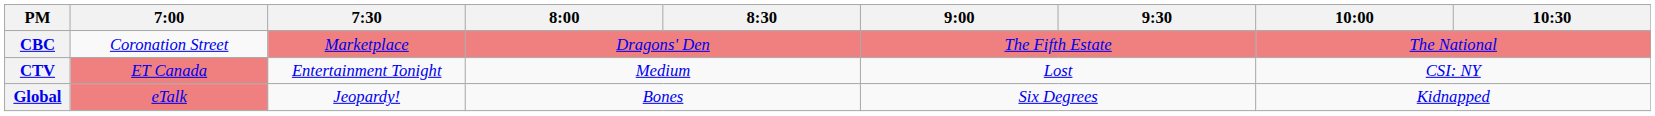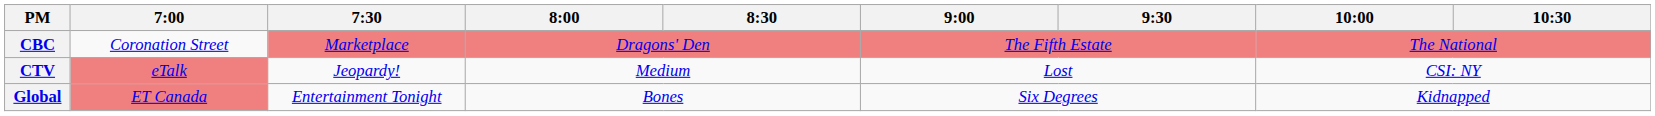(169, 70) ET Canada -> (169, 70) eTalk
(367, 70) Entertainment Tonight -> (367, 70) Jeopardy!
(169, 96) eTalk -> (169, 96) ET Canada
(367, 96) Jeopardy! -> (367, 96) Entertainment Tonight
